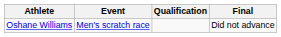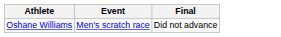- column: (180, 12)
